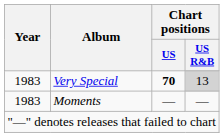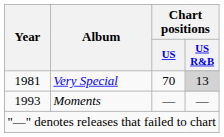(27, 80) 1983 -> (27, 80) 1981
(169, 80) bold -> (169, 80) normal
(27, 101) 1983 -> (27, 101) 1993
